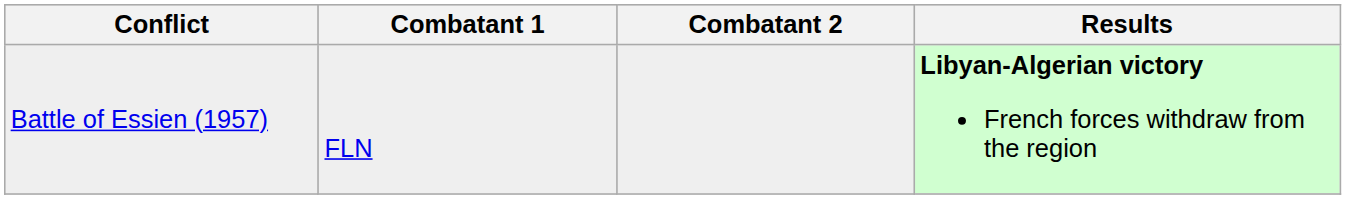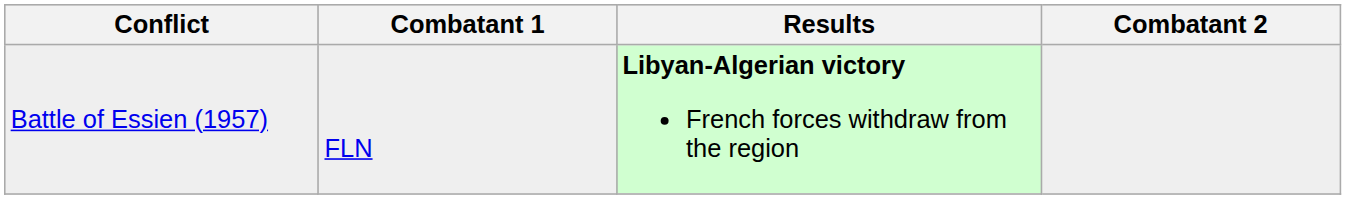columns swapped: (766, 24) <-> (1127, 24)
